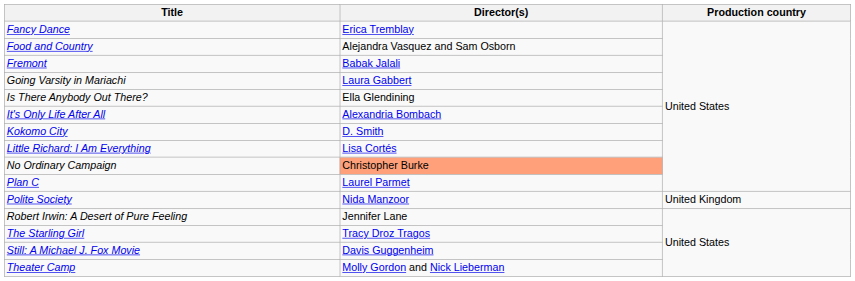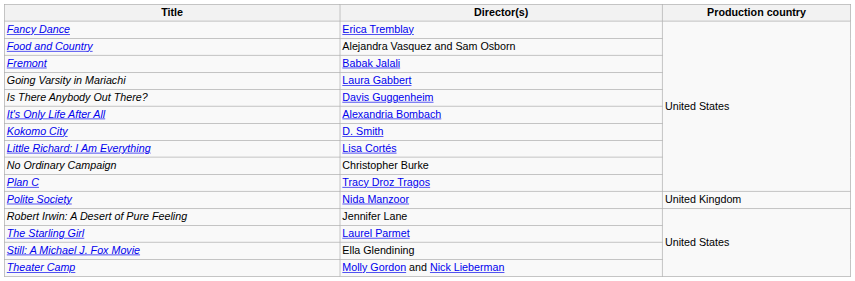(378, 98) Ella Glendining -> (388, 98) Davis Guggenheim
(386, 166) lightsalmon background -> (386, 166) no background
(376, 183) Laurel Parmet -> (386, 183) Tracy Droz Tragos
(386, 234) Tracy Droz Tragos -> (376, 234) Laurel Parmet
(388, 251) Davis Guggenheim -> (378, 251) Ella Glendining
